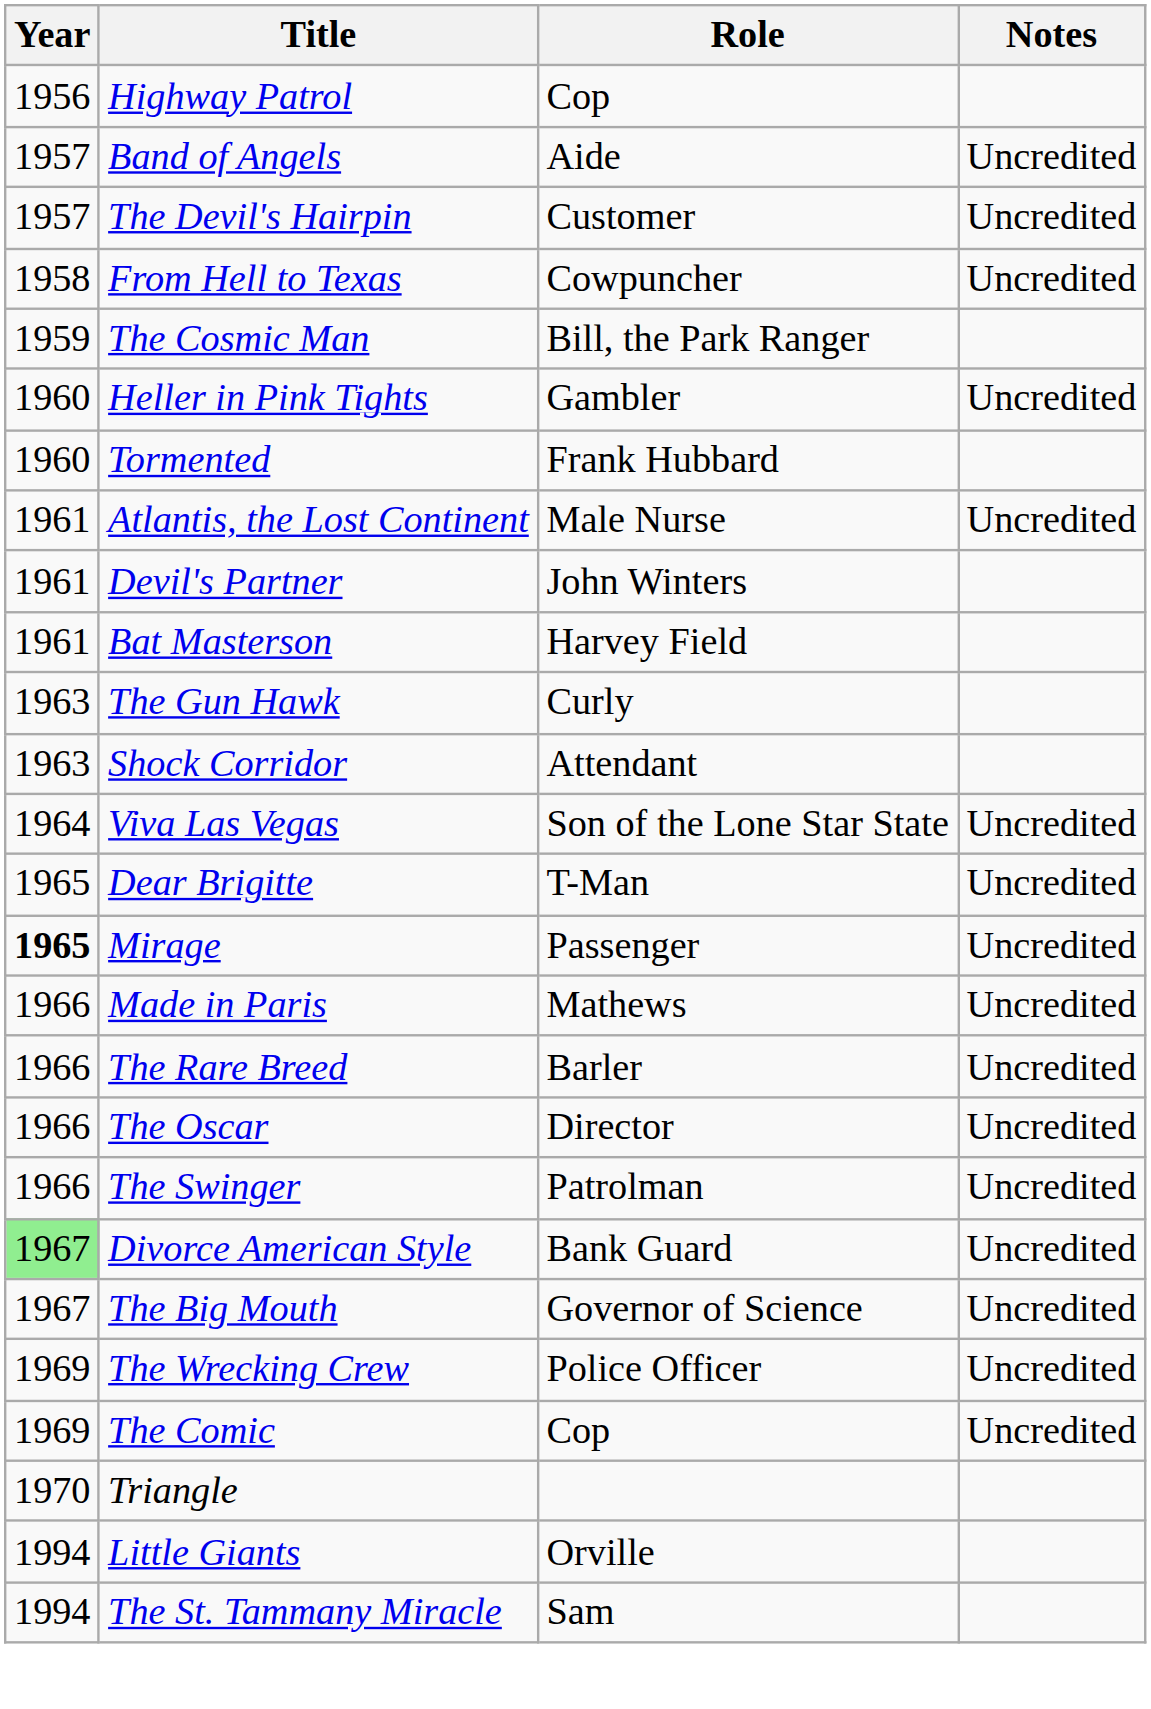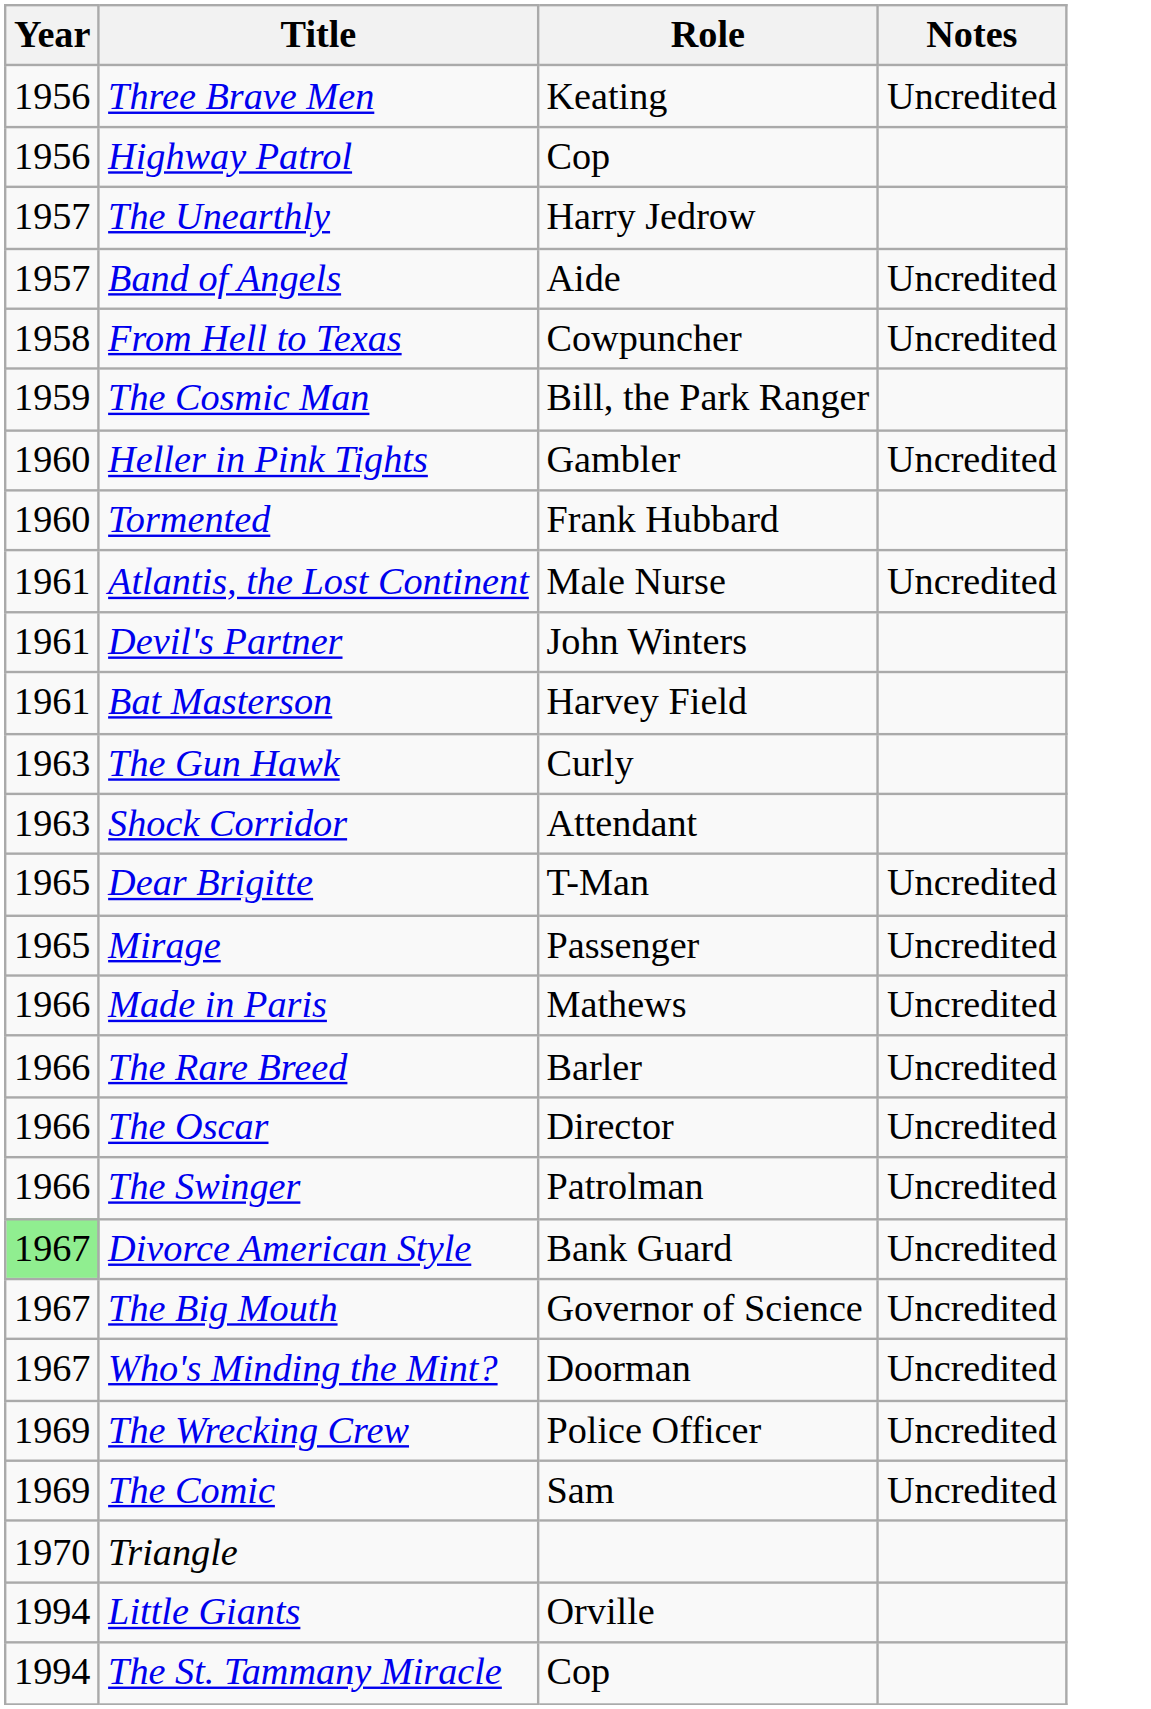+ row: (241, 95)
+ row: (219, 216)
- row: (260, 216)
- row: (224, 823)
(52, 944) bold -> (52, 944) normal
+ row: (303, 1369)
(578, 1429) Cop -> (580, 1490) Sam
(580, 1611) Sam -> (578, 1672) Cop
